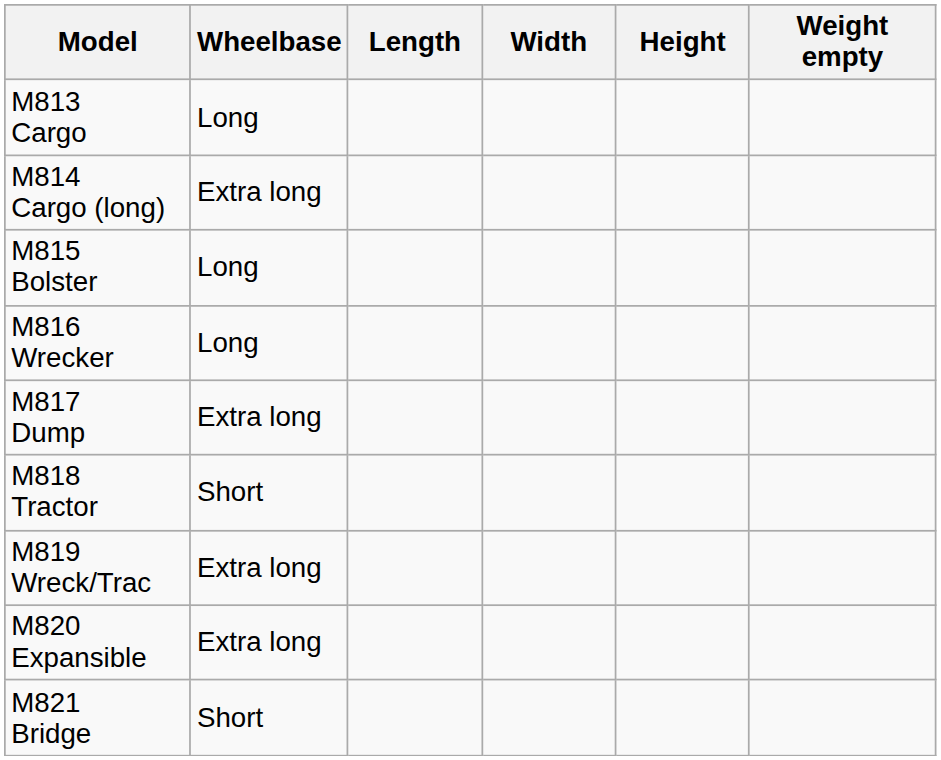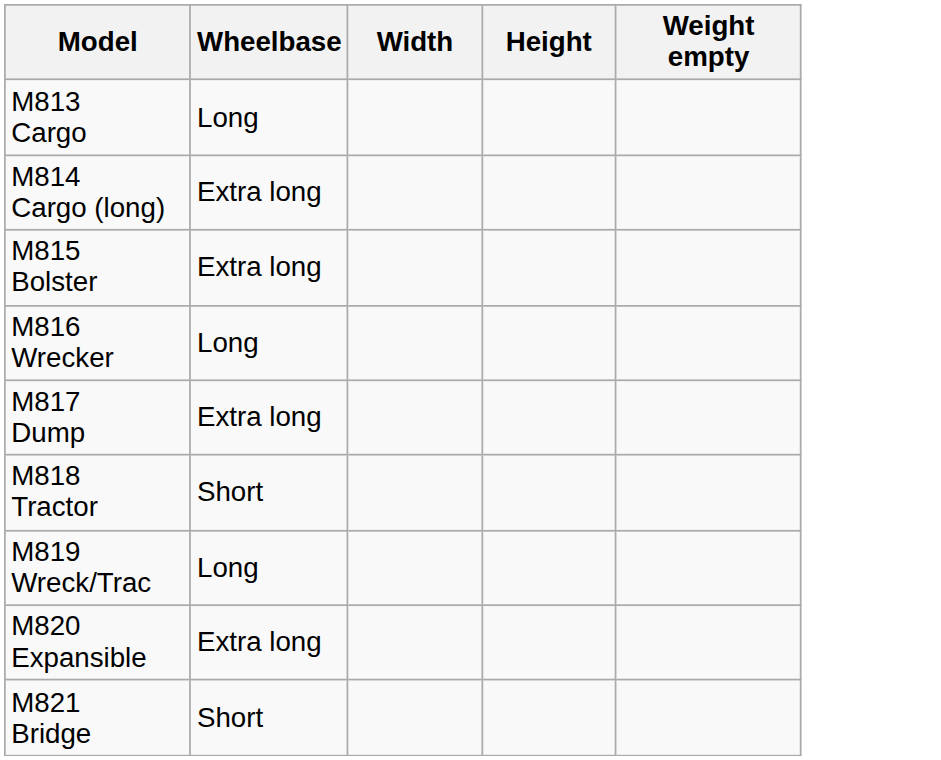- column: (415, 42)
(228, 267) Long -> (259, 267) Extra long
(259, 567) Extra long -> (228, 567) Long
